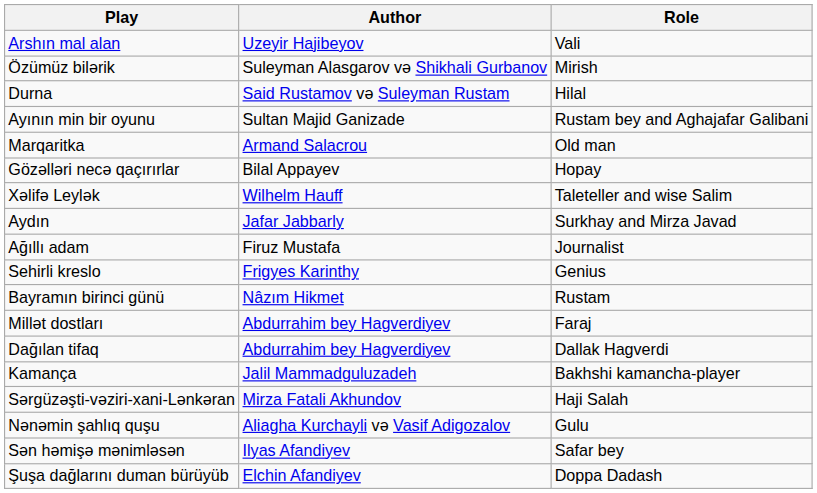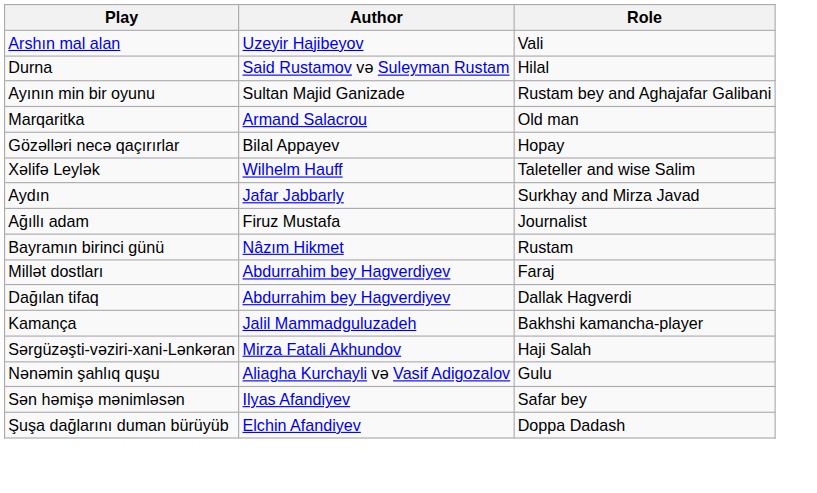- row: (62, 69)
- row: (54, 272)
